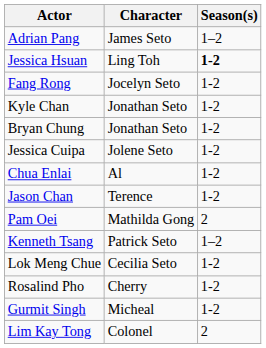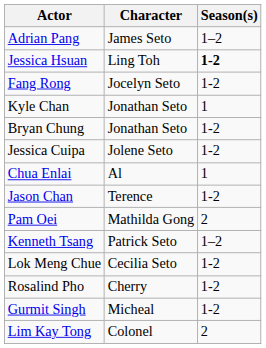(210, 106) 1-2 -> (204, 106) 1
(210, 173) 1-2 -> (204, 173) 1
